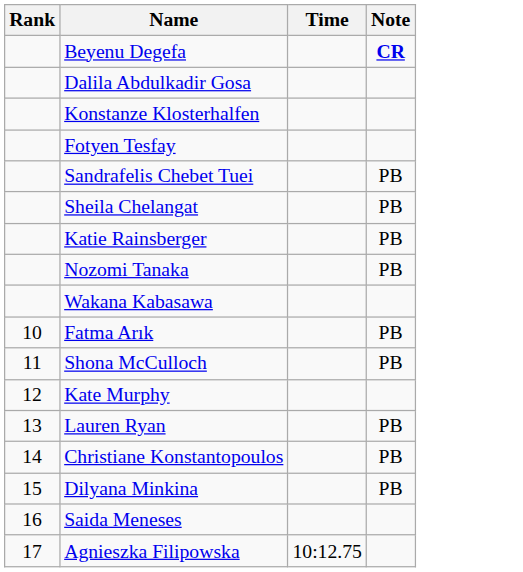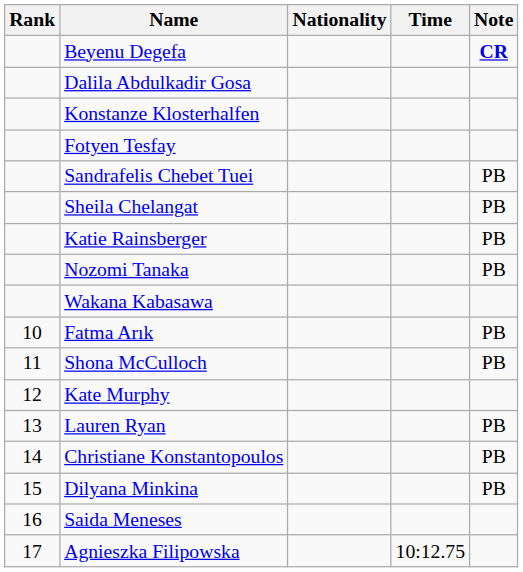+ column: (339, 20)
